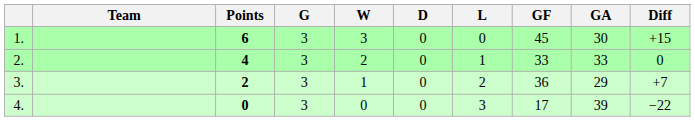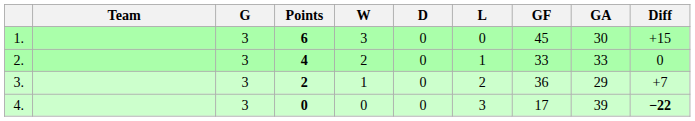columns swapped: (245, 15) <-> (304, 15)
(660, 104) normal -> (660, 104) bold
